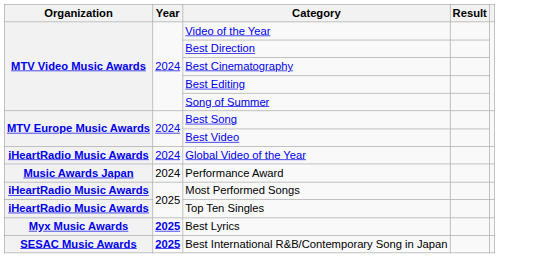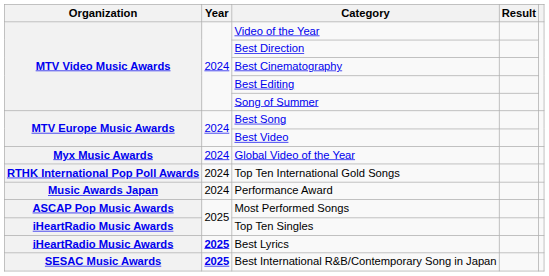(79, 155) iHeartRadio Music Awards -> (103, 155) Myx Music Awards
+ row: (317, 173)
(79, 191) iHeartRadio Music Awards -> (103, 208) ASCAP Pop Music Awards
(78, 226) Myx Music Awards -> (103, 244) iHeartRadio Music Awards
